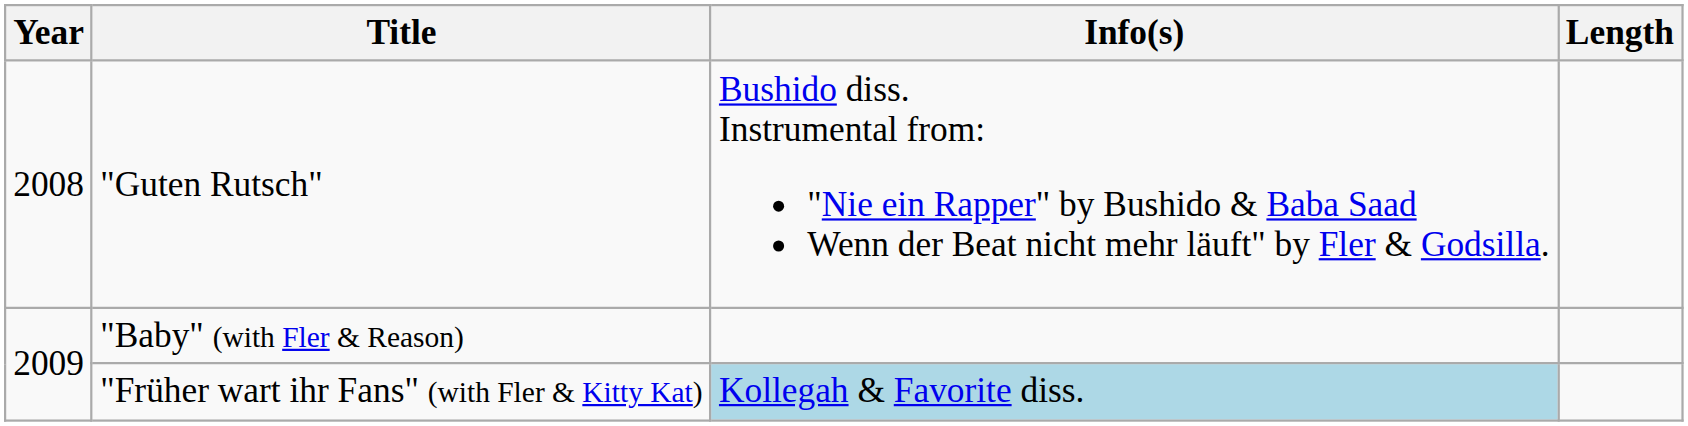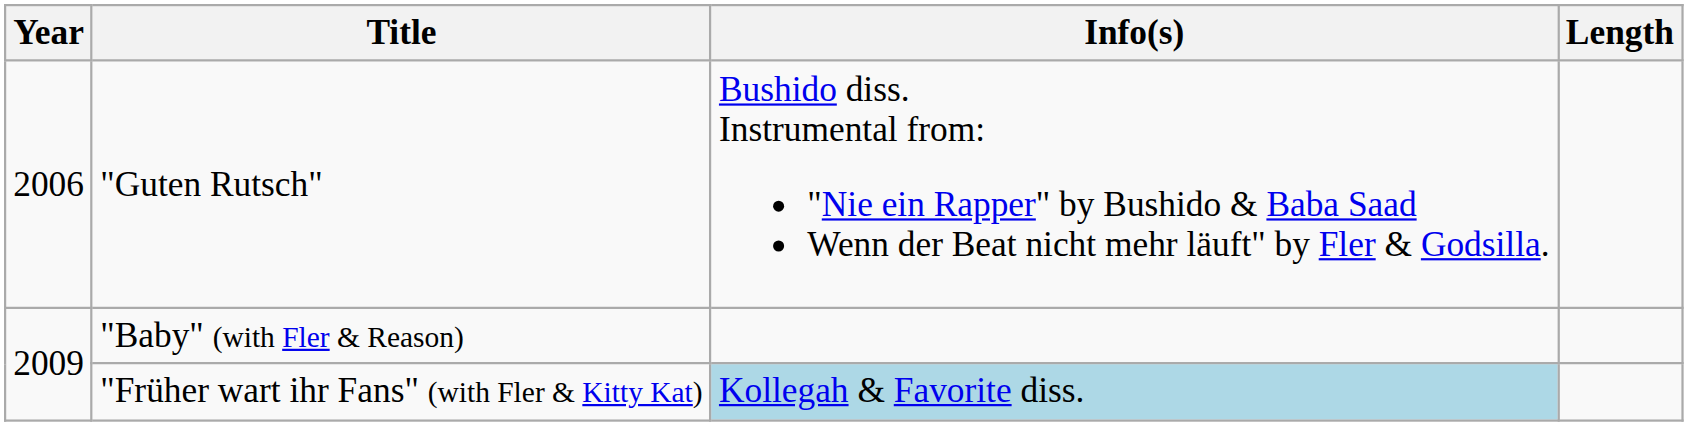(49, 183) 2008 -> (49, 183) 2006
